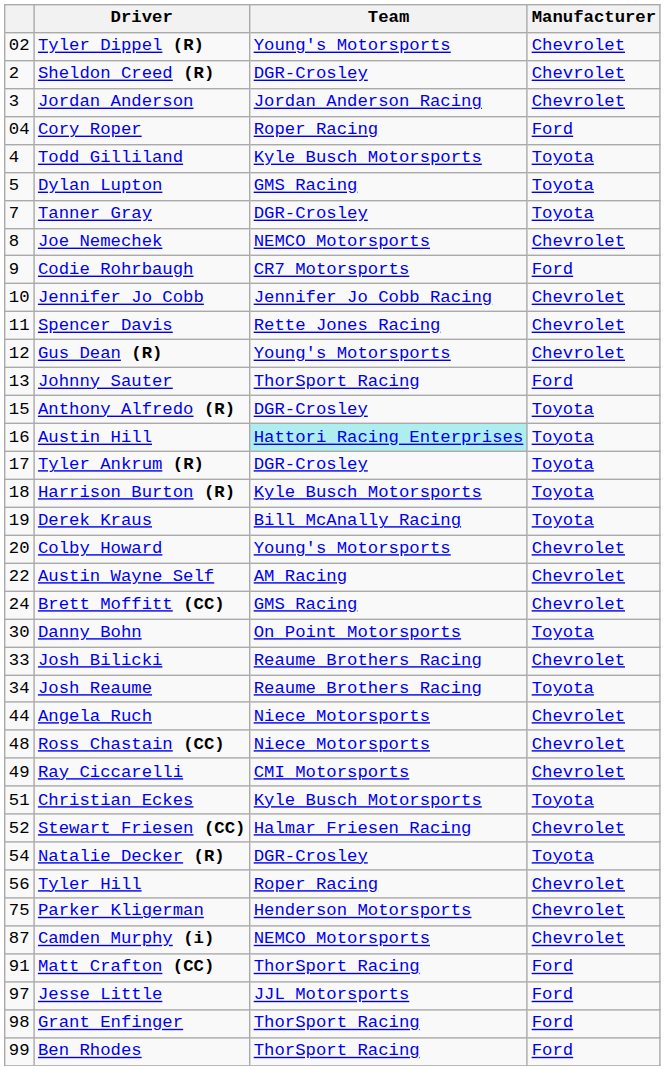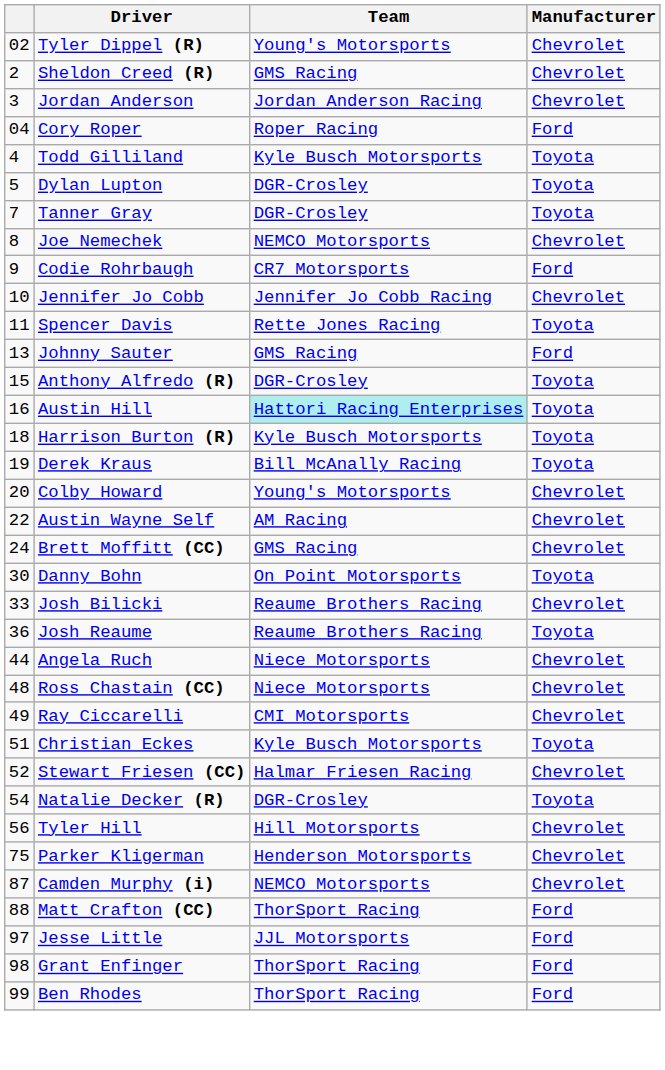(311, 75) DGR-Crosley -> (306, 75) GMS Racing
(306, 186) GMS Racing -> (311, 186) DGR-Crosley
(578, 326) Chevrolet -> (563, 326) Toyota
- row: (100, 354)
(337, 382) ThorSport Racing -> (306, 354) GMS Racing
- row: (121, 466)
(19, 689) 34 -> (19, 633) 36
(316, 884) Roper Racing -> (337, 828) Hill Motorsports
(19, 968) 91 -> (19, 912) 88
